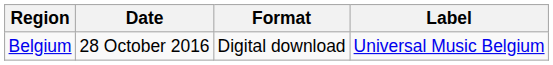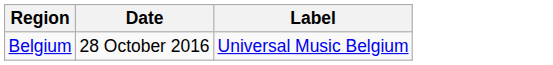- column: (282, 18)
